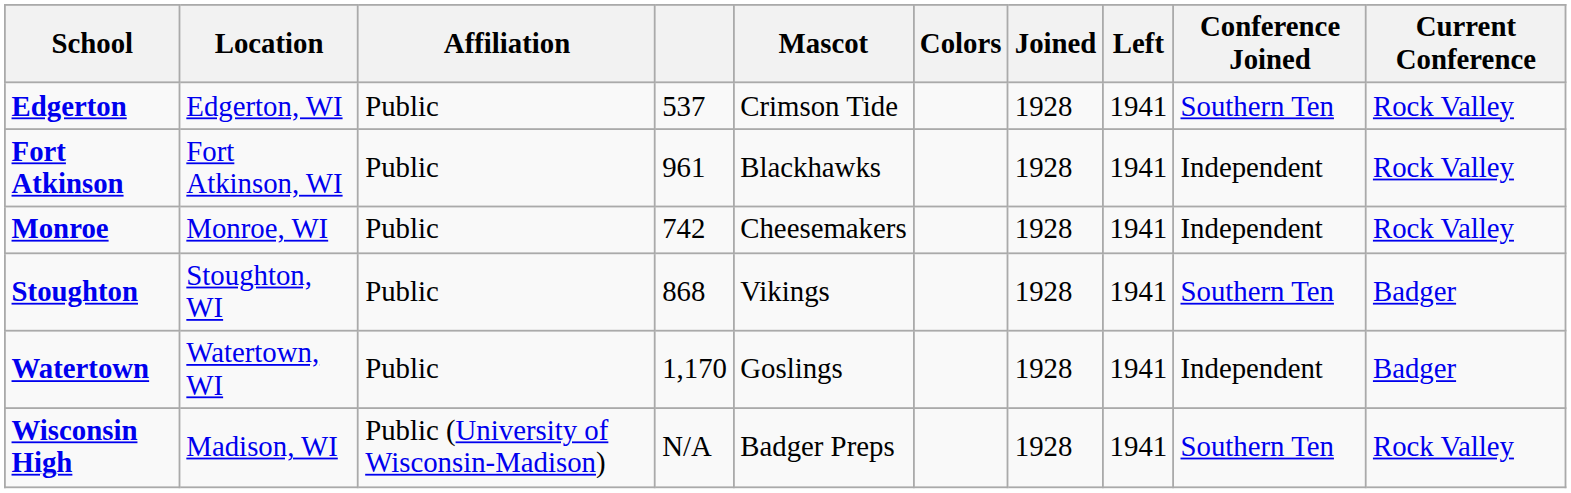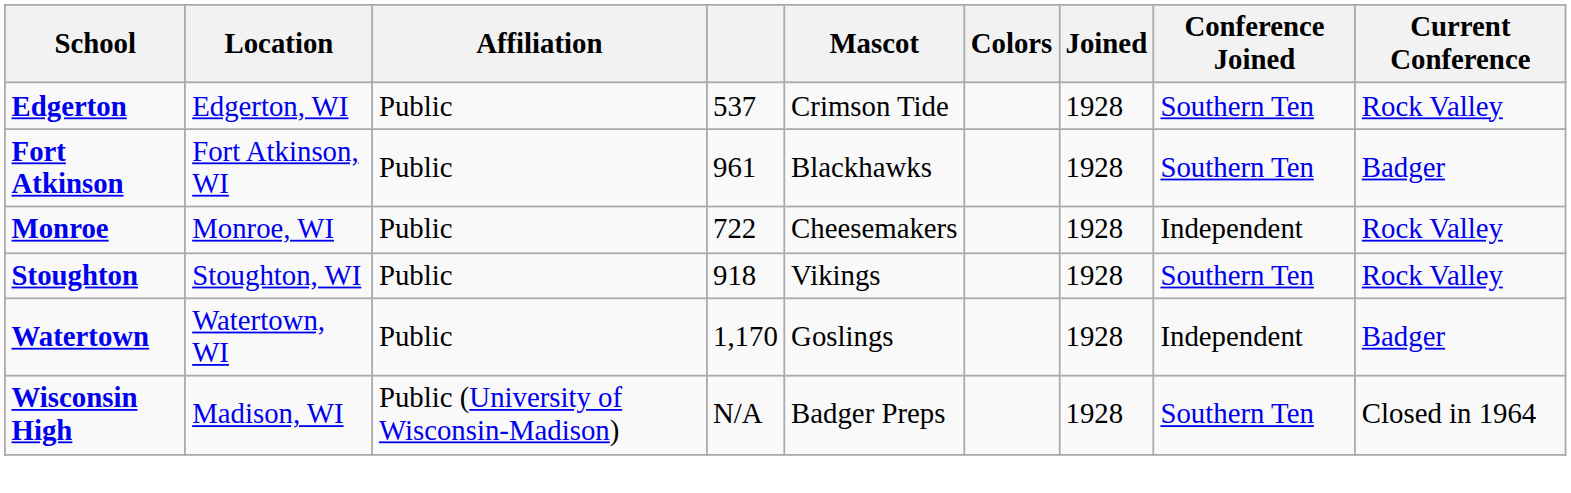- column: (1138, 43)
(1252, 167) Independent -> (1237, 167) Southern Ten
(1443, 167) Rock Valley -> (1403, 167) Badger
(684, 229) 742 -> (735, 229) 722
(684, 291) 868 -> (735, 274) 918
(1415, 291) Badger -> (1432, 274) Rock Valley
(1443, 447) Rock Valley -> (1449, 414) Closed in 1964
